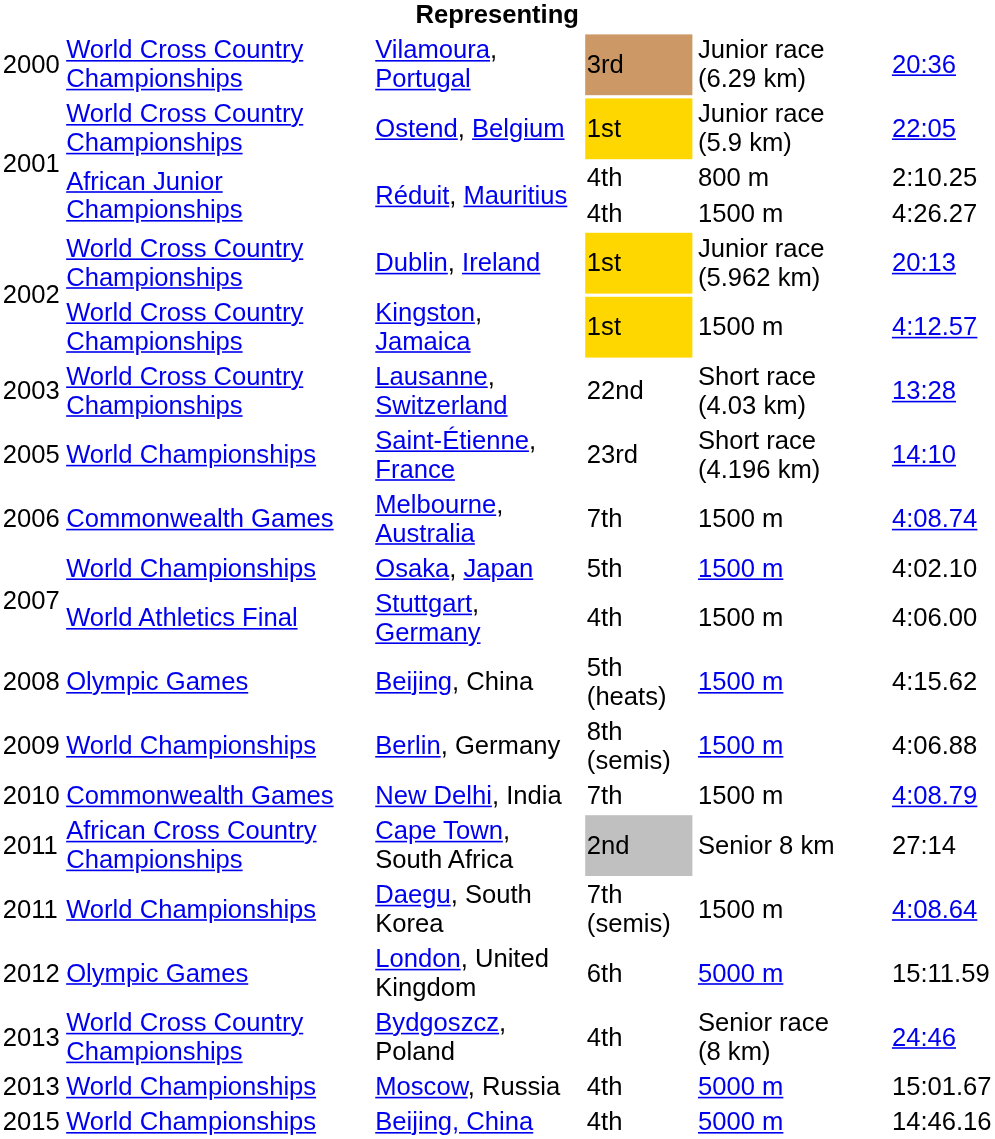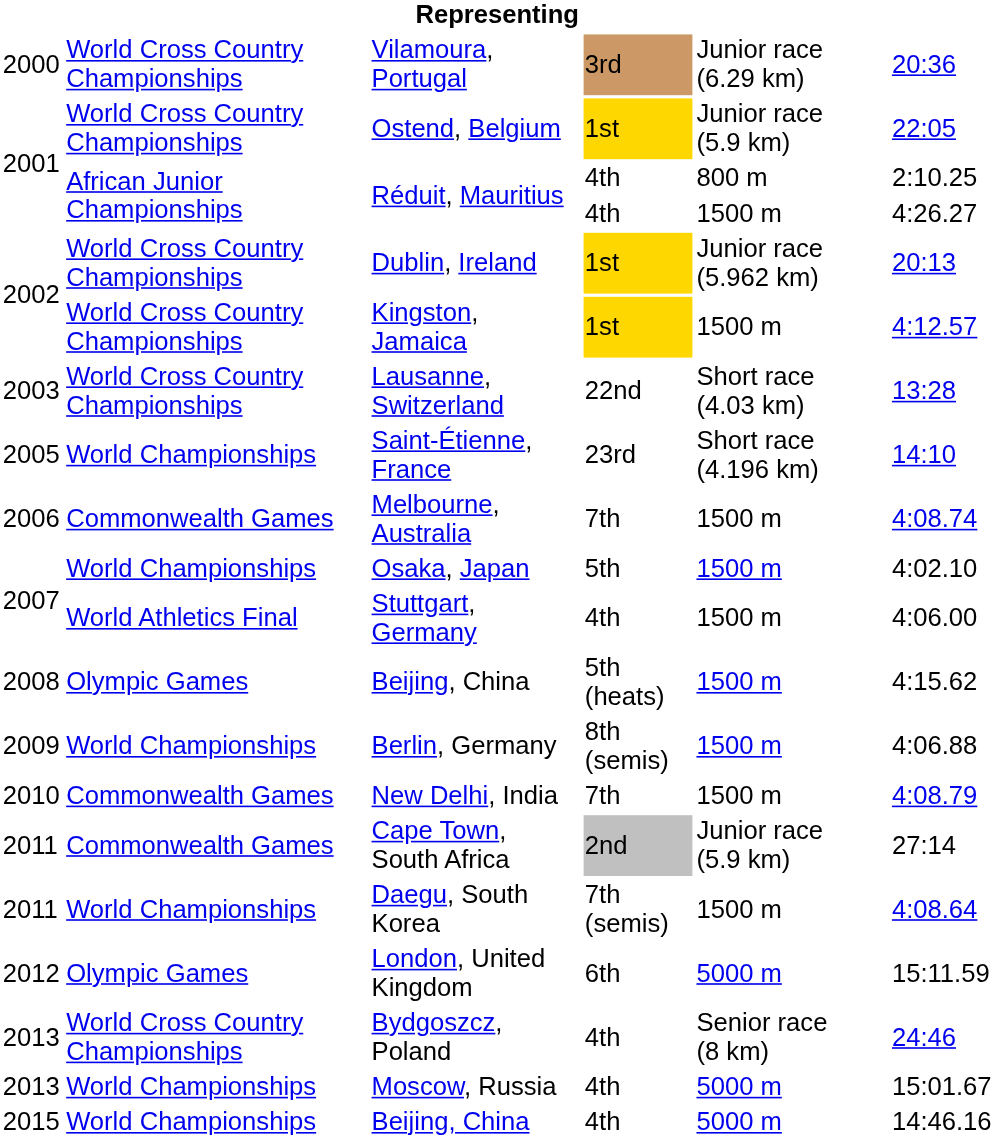(191, 845) African Cross Country Championships -> (200, 845) Commonwealth Games
(766, 845) Senior 8 km -> (760, 845) Junior race (5.9 km)
